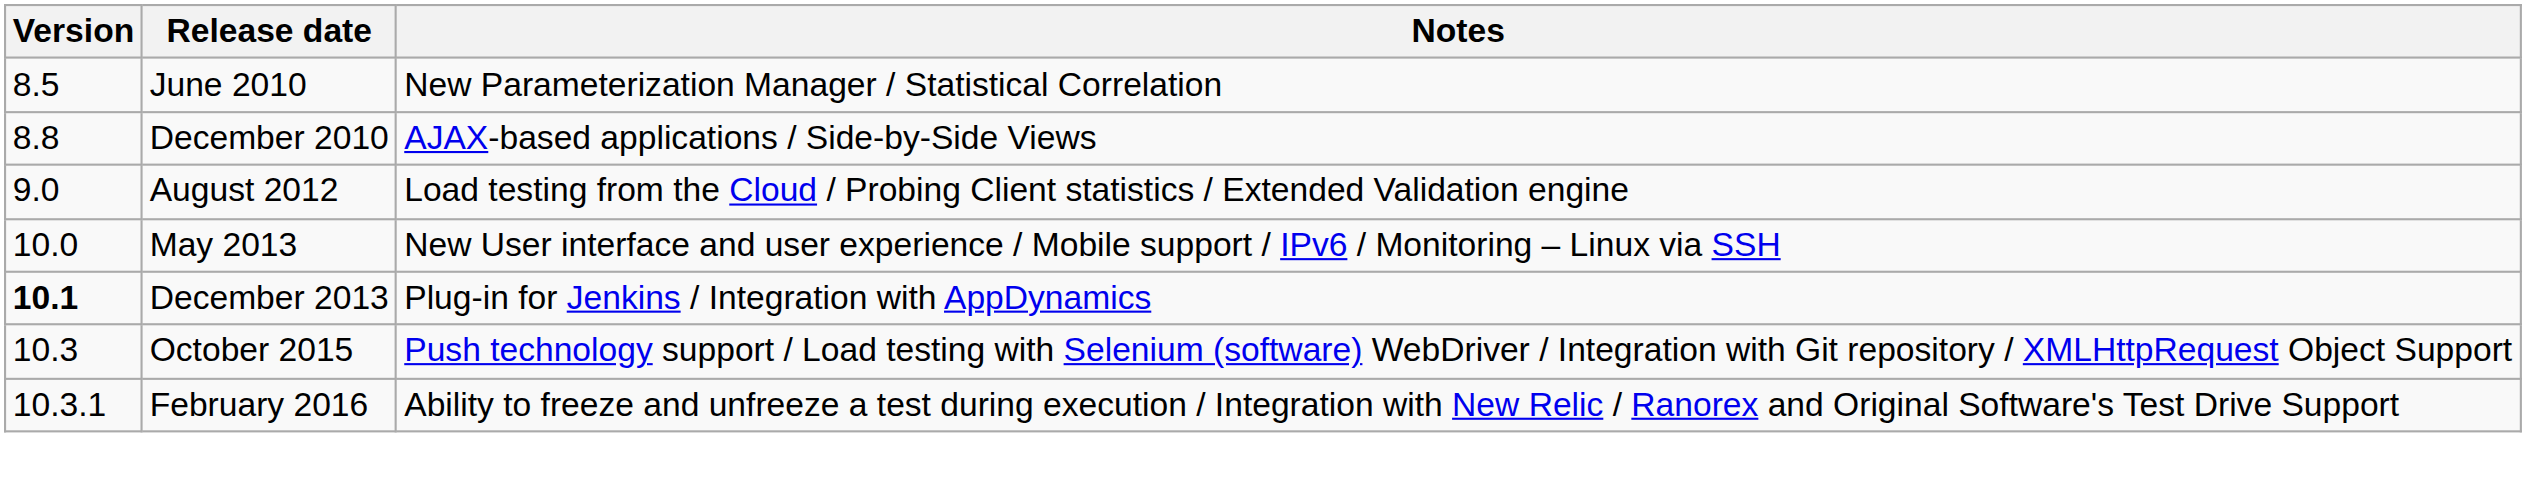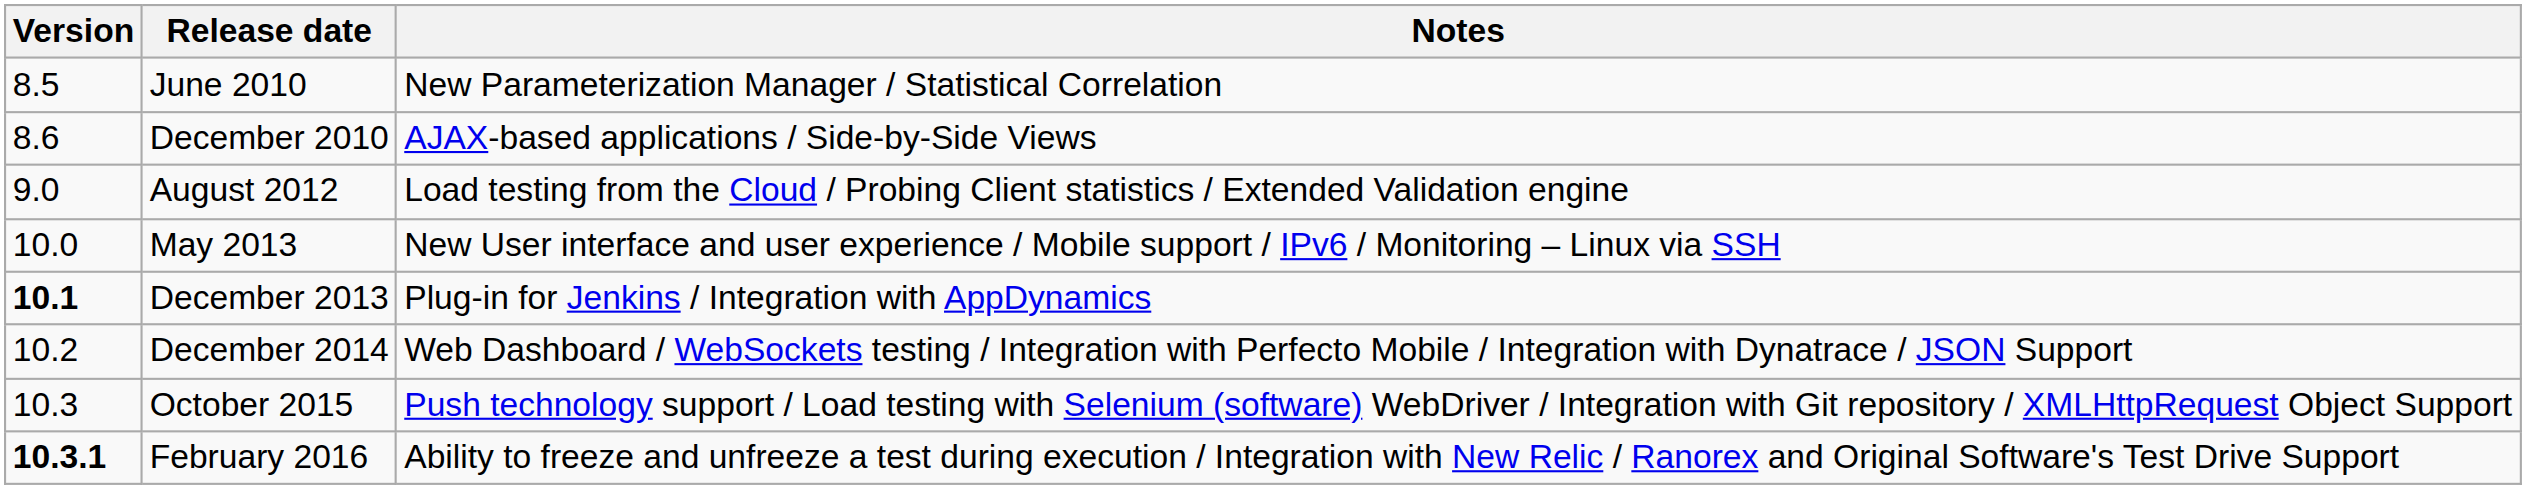(36, 137) 8.8 -> (36, 137) 8.6
+ row: (269, 350)
(60, 404) normal -> (60, 457) bold
